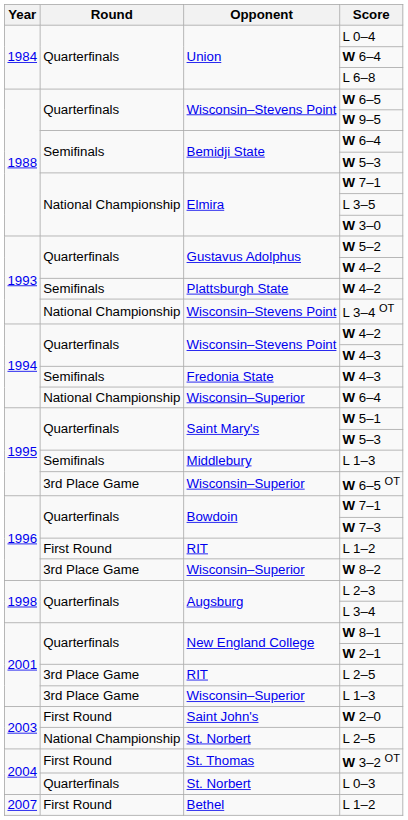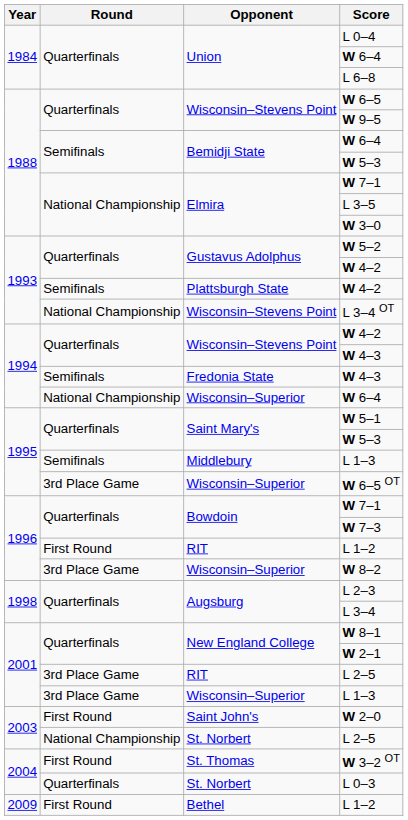(22, 805) 2007 -> (22, 805) 2009
